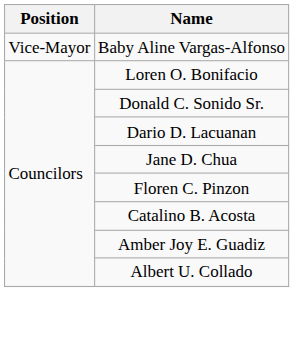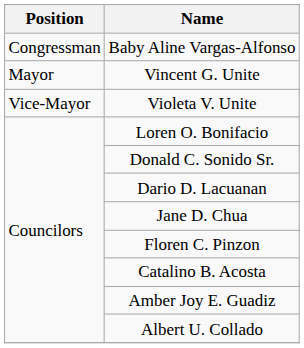(49, 47) Vice-Mayor -> (55, 47) Congressman
+ row: (202, 75)
+ row: (202, 103)
